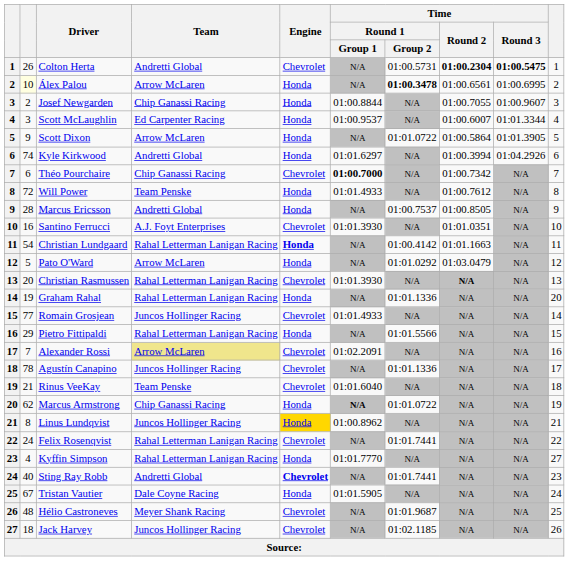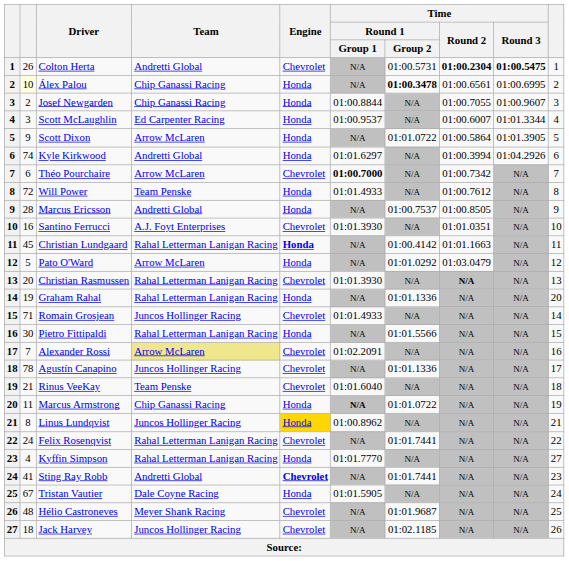(169, 84) Arrow McLaren -> (180, 84) Chip Ganassi Racing
(180, 173) Chip Ganassi Racing -> (169, 173) Arrow McLaren
(28, 244) 54 -> (28, 244) 45
(28, 316) 77 -> (28, 316) 71
(28, 333) 29 -> (28, 333) 30
(28, 405) 62 -> (28, 405) 11
(28, 476) 40 -> (28, 476) 41
